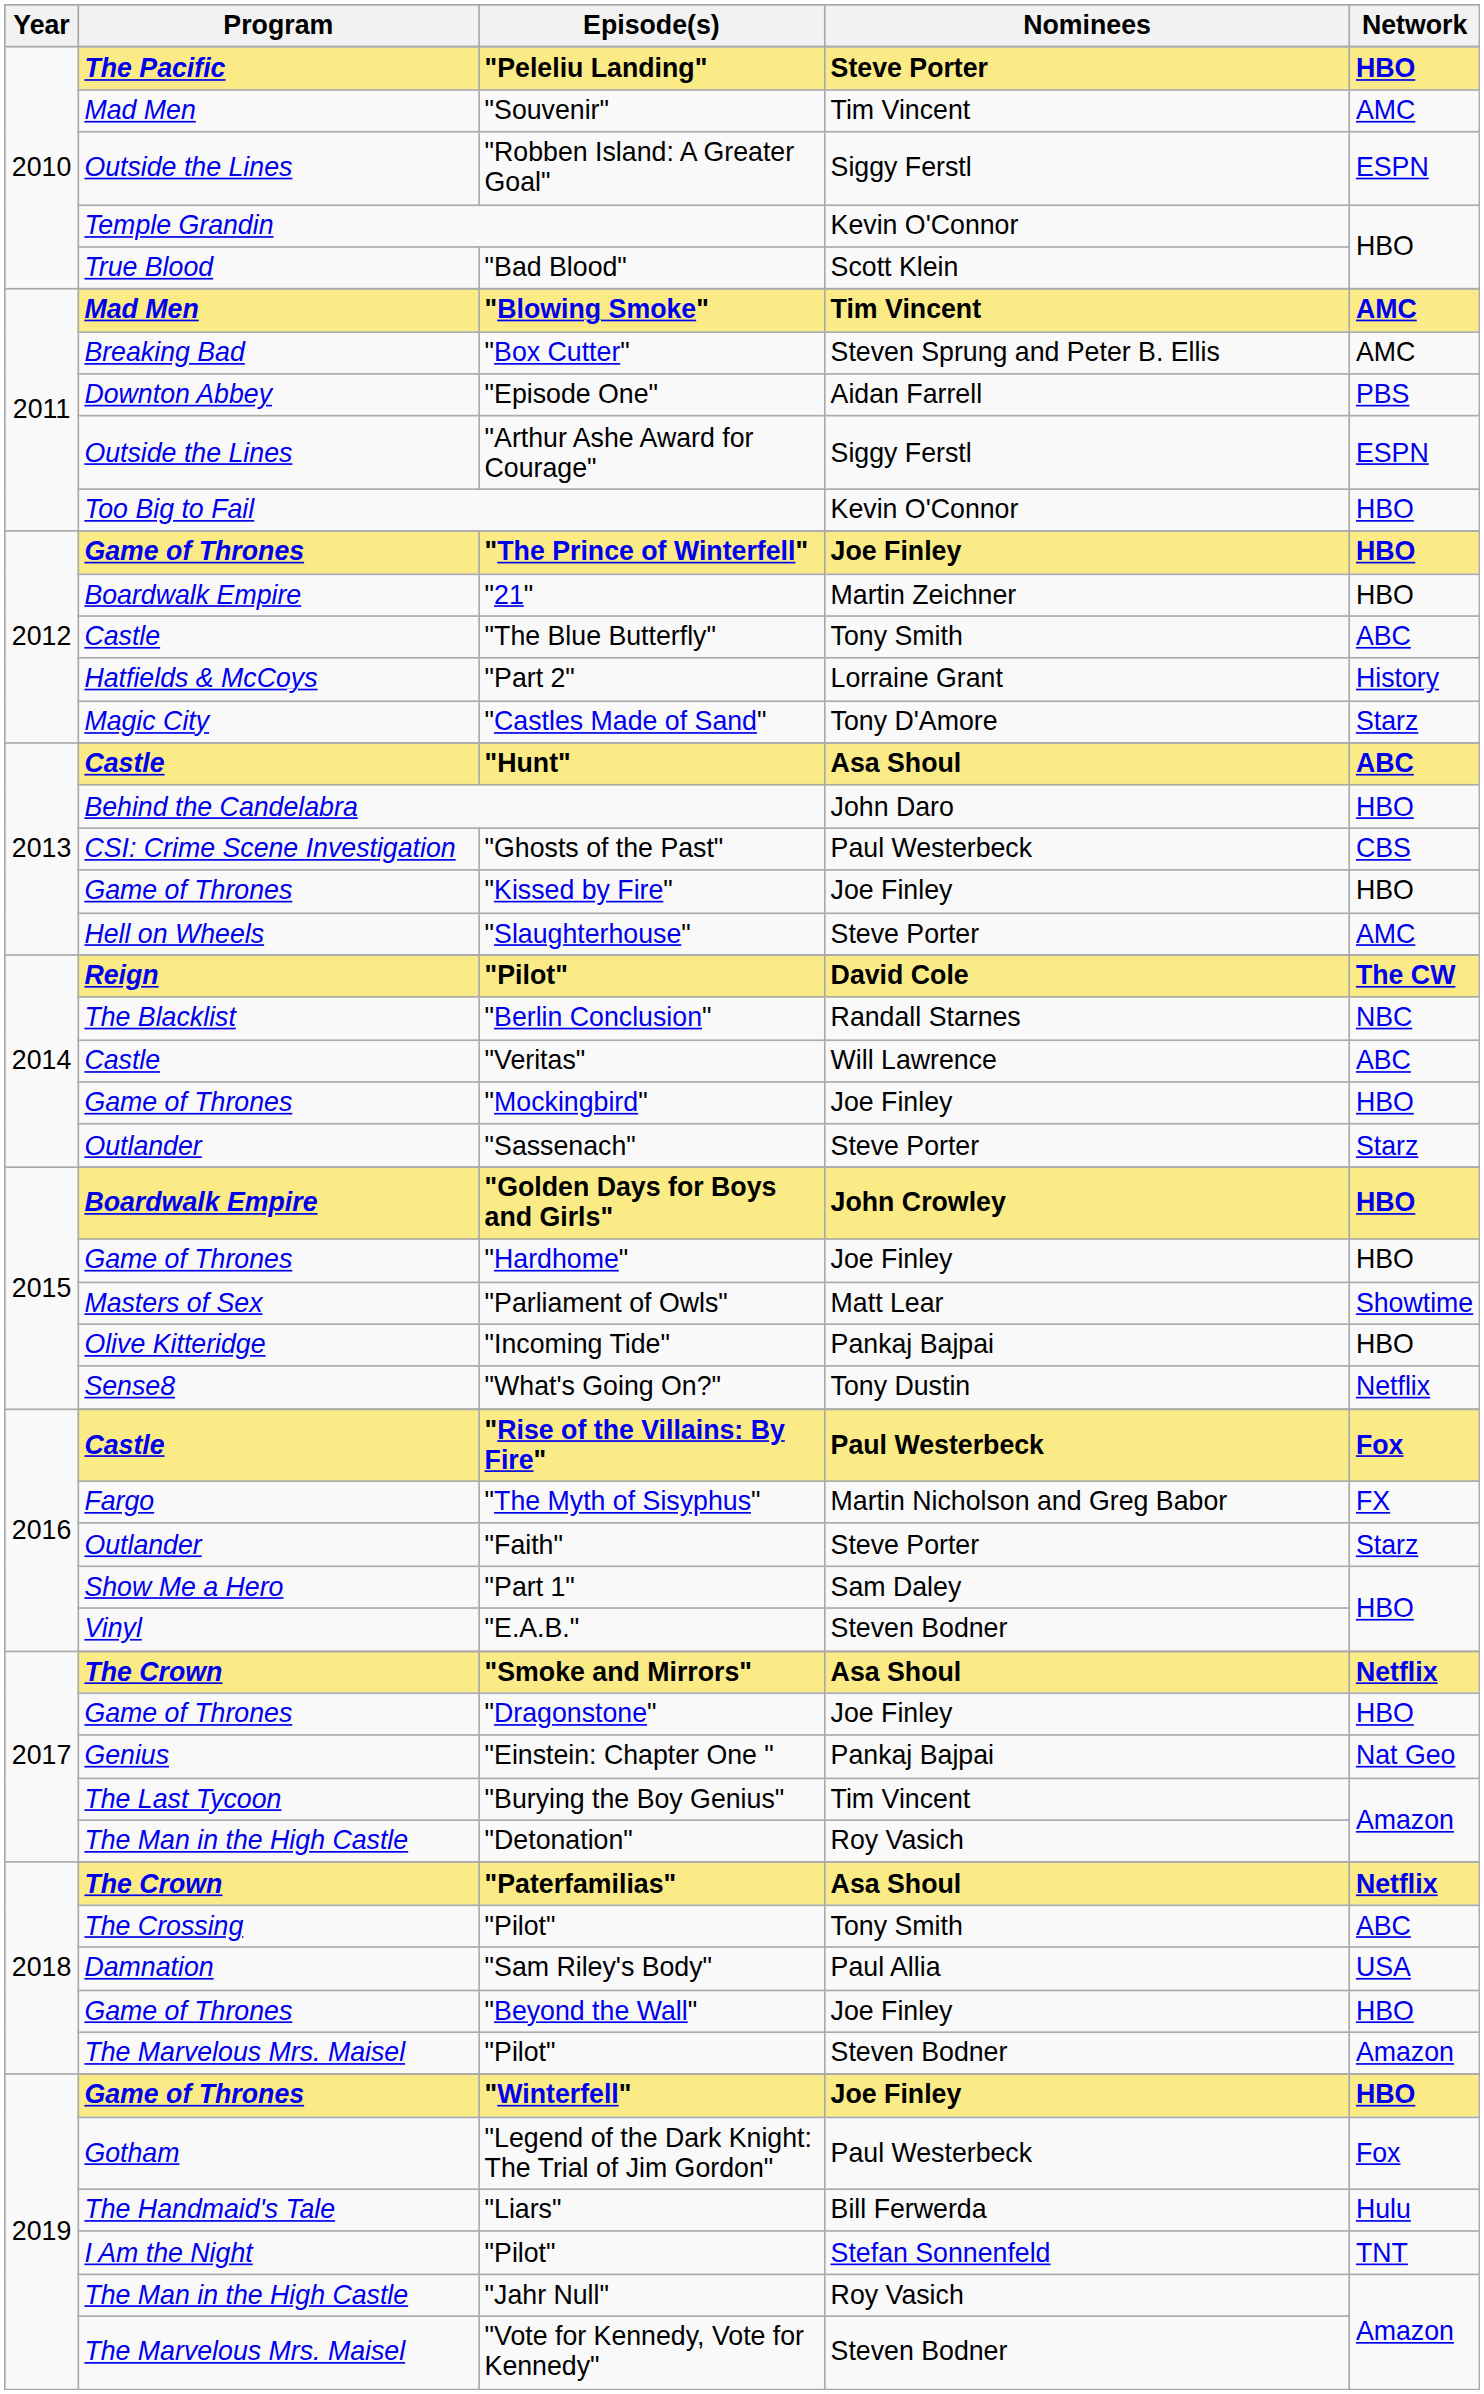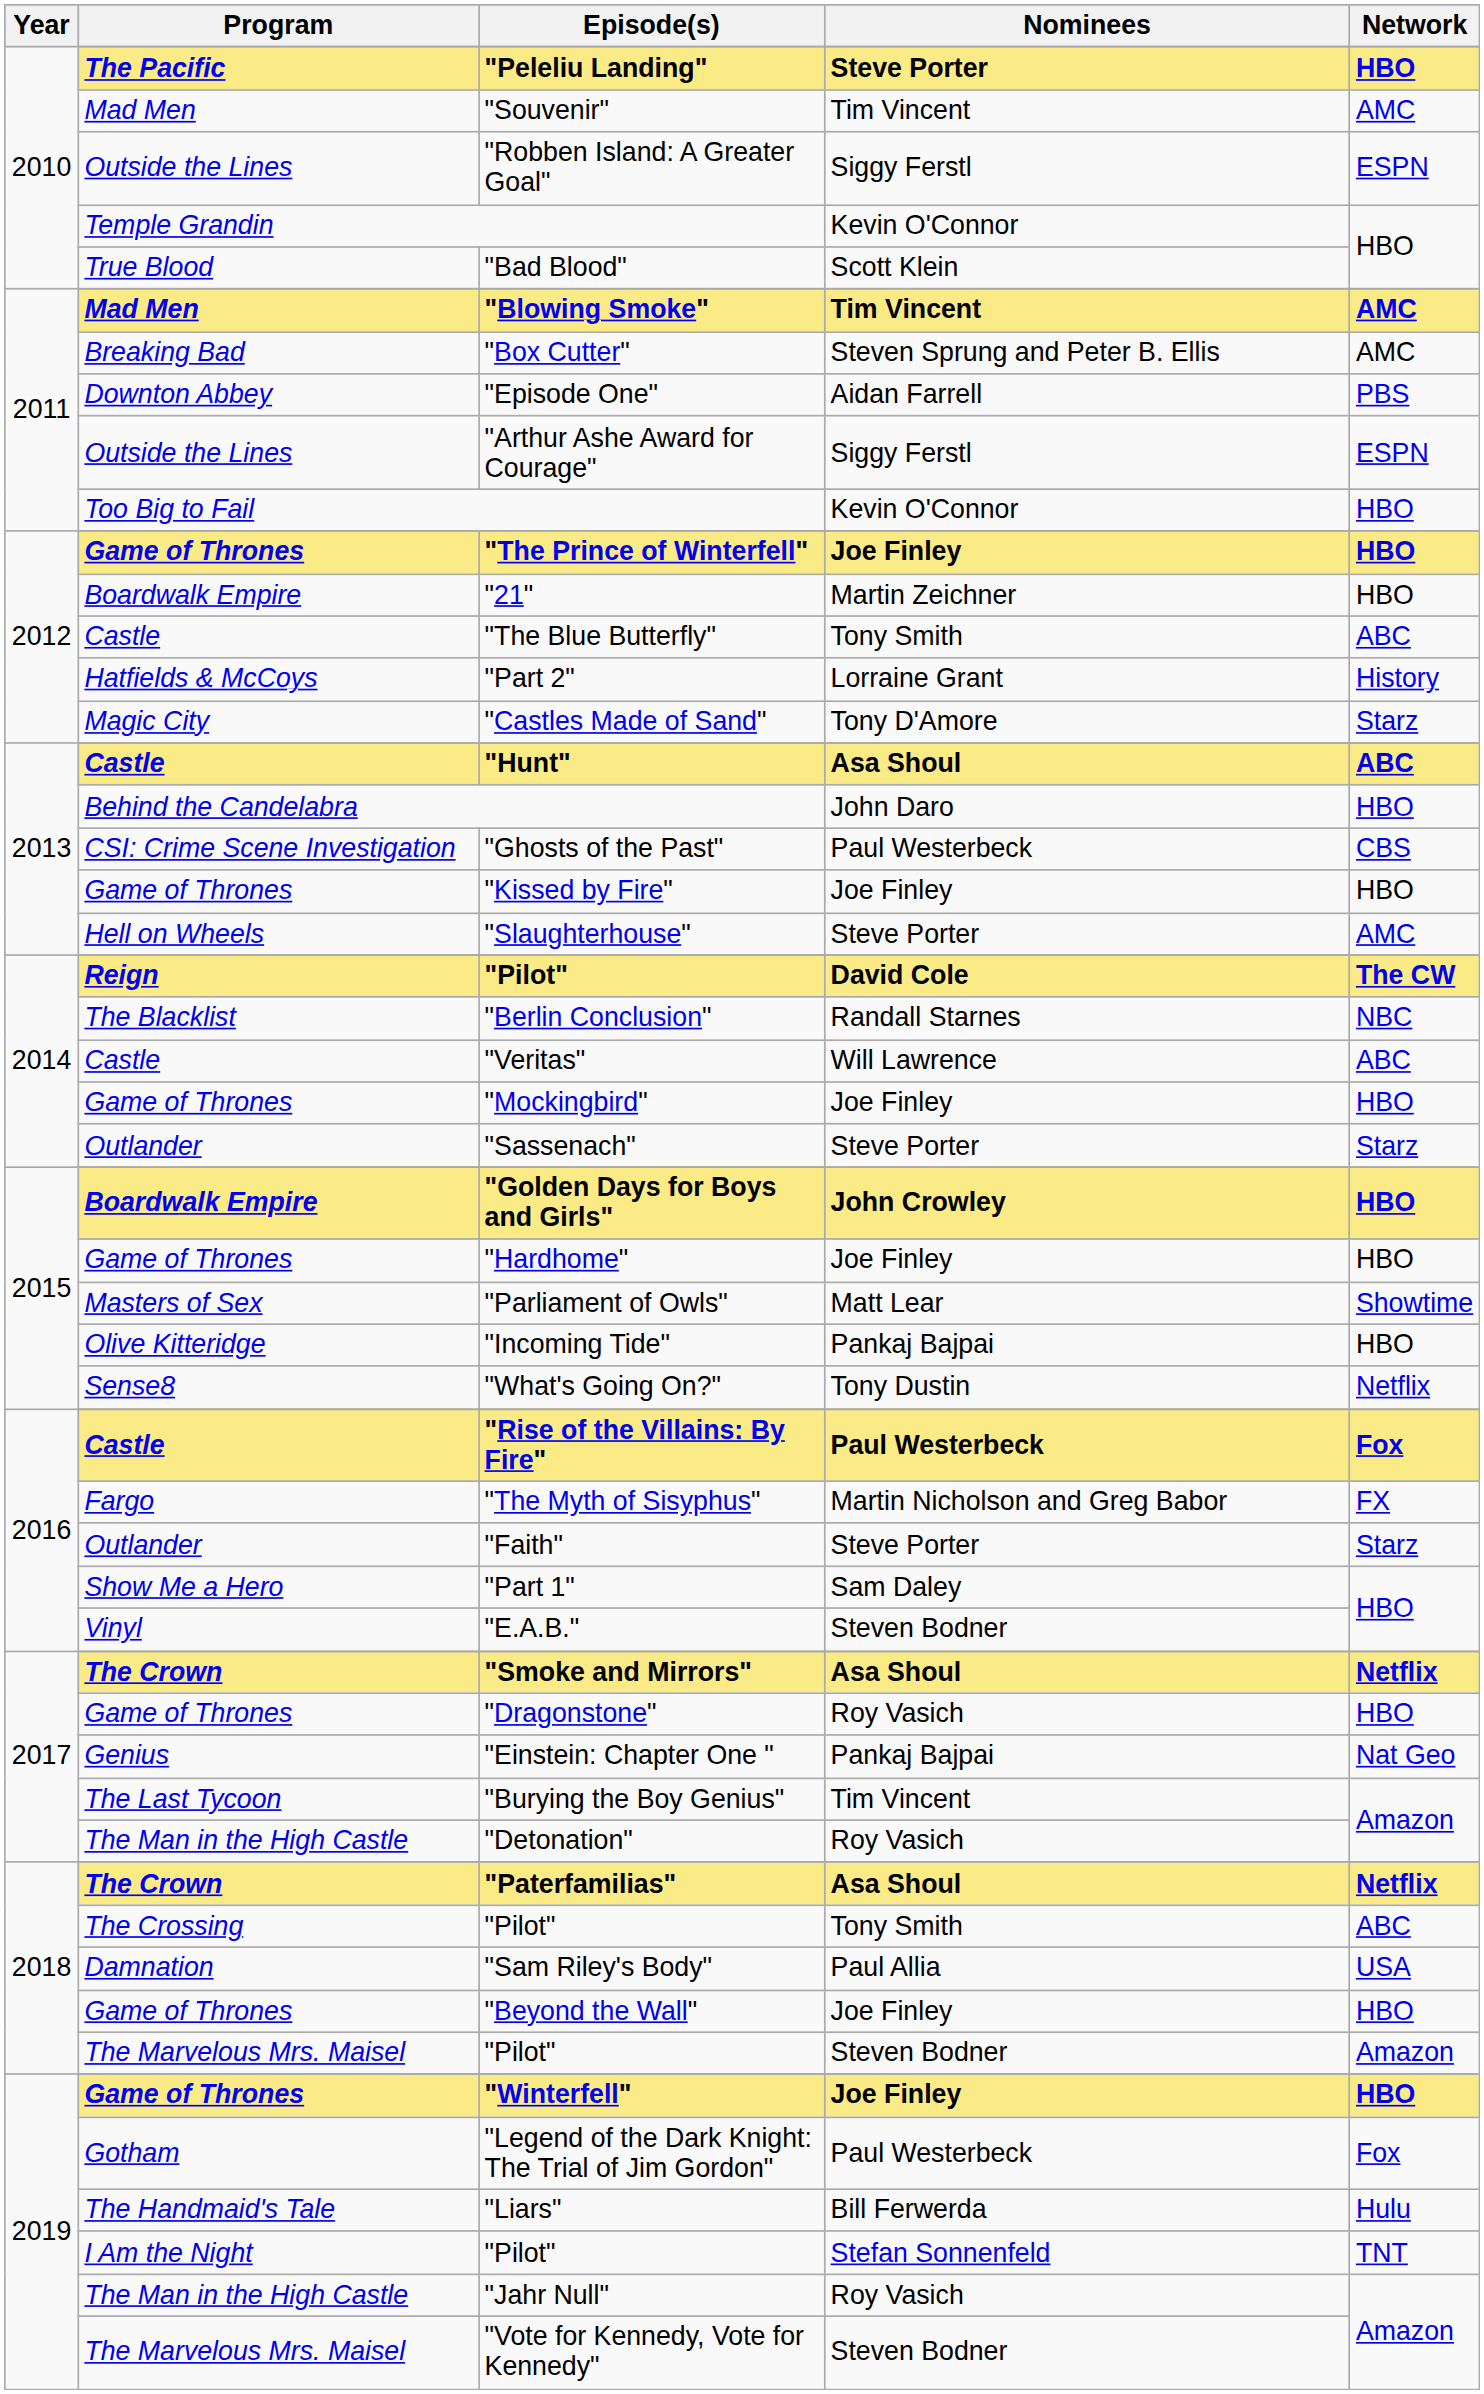(891, 1713) Joe Finley -> (897, 1713) Roy Vasich
